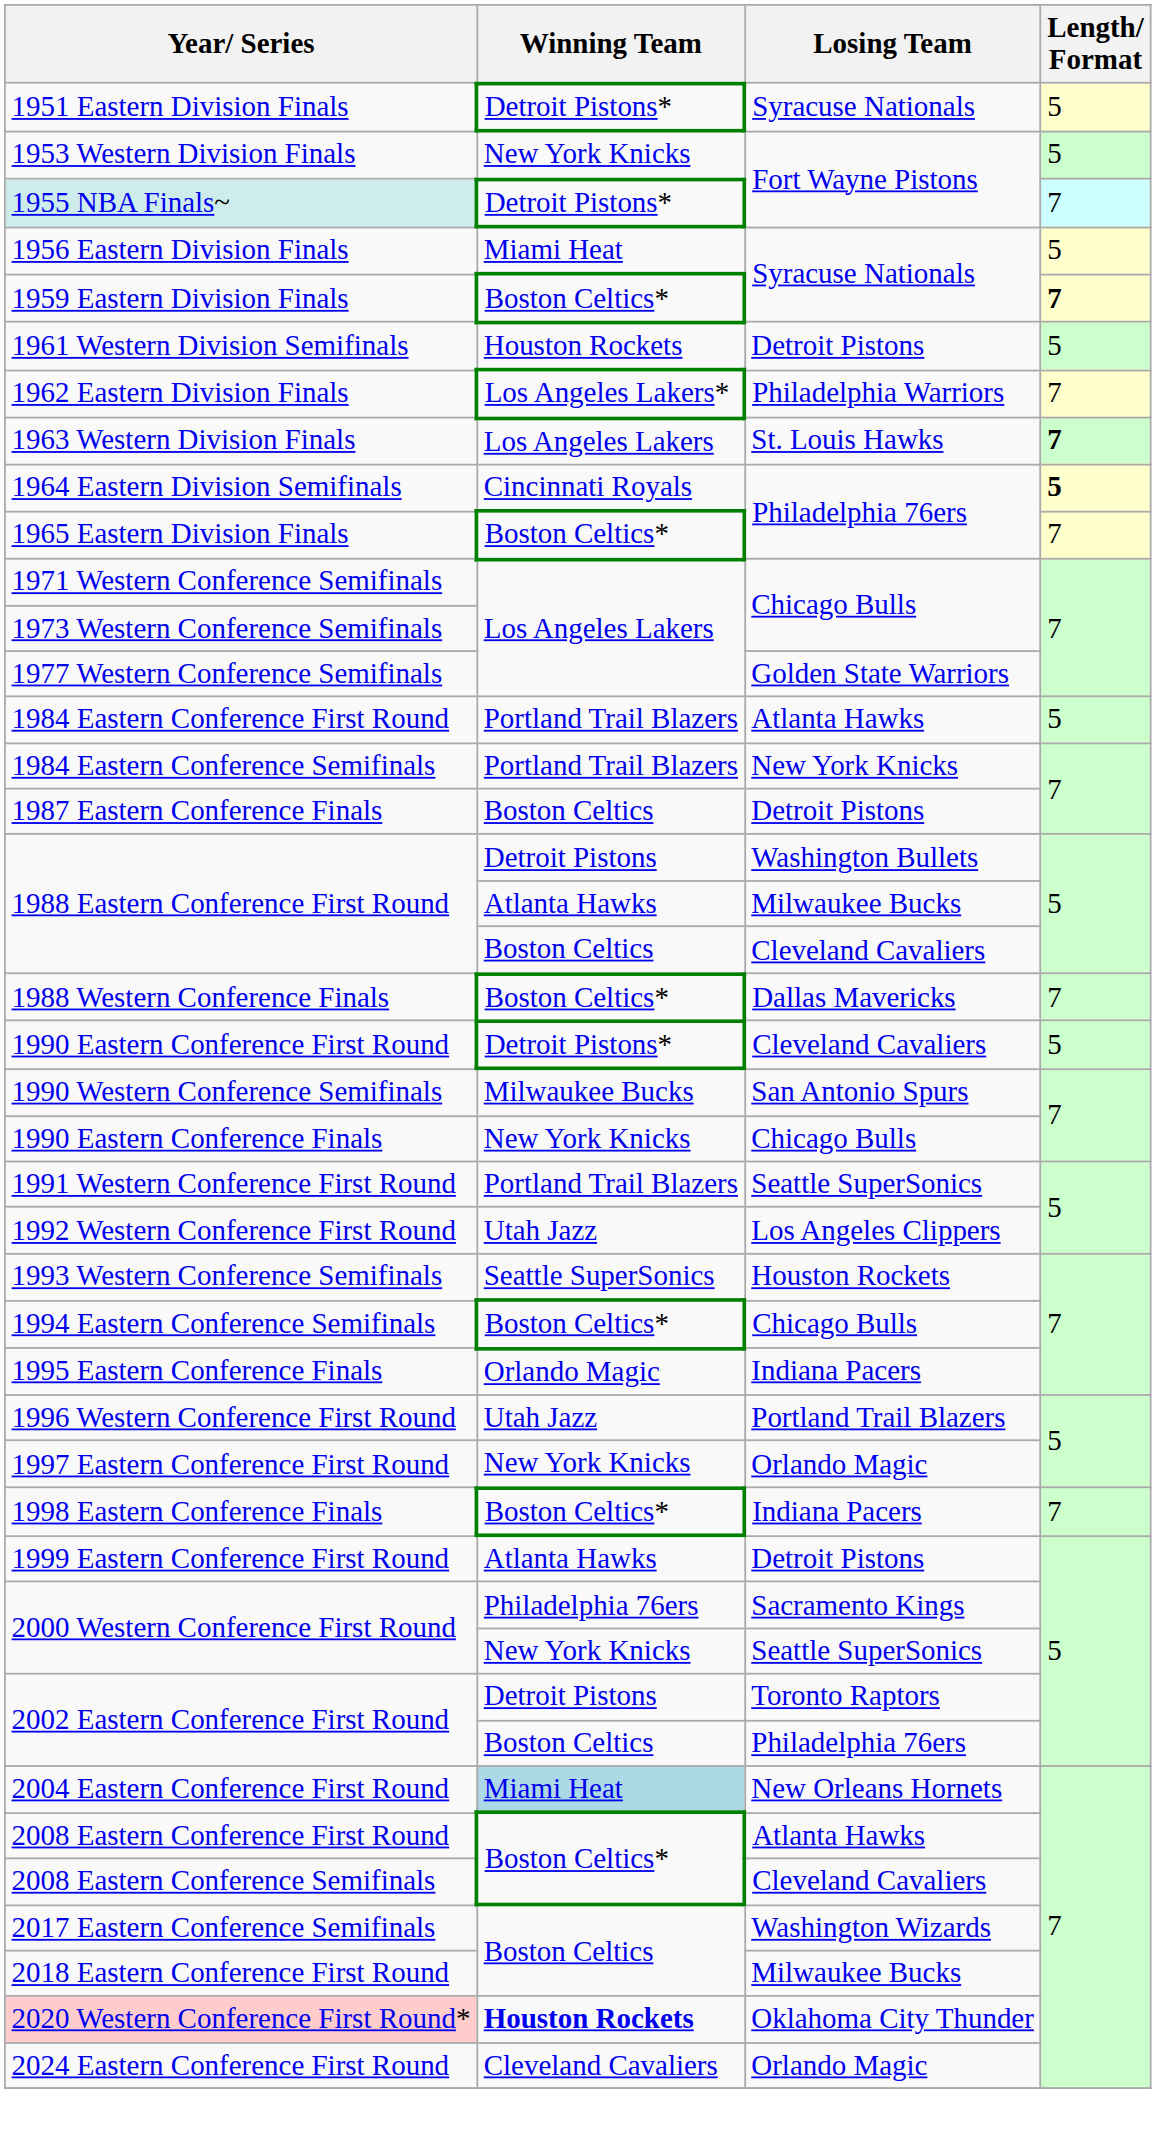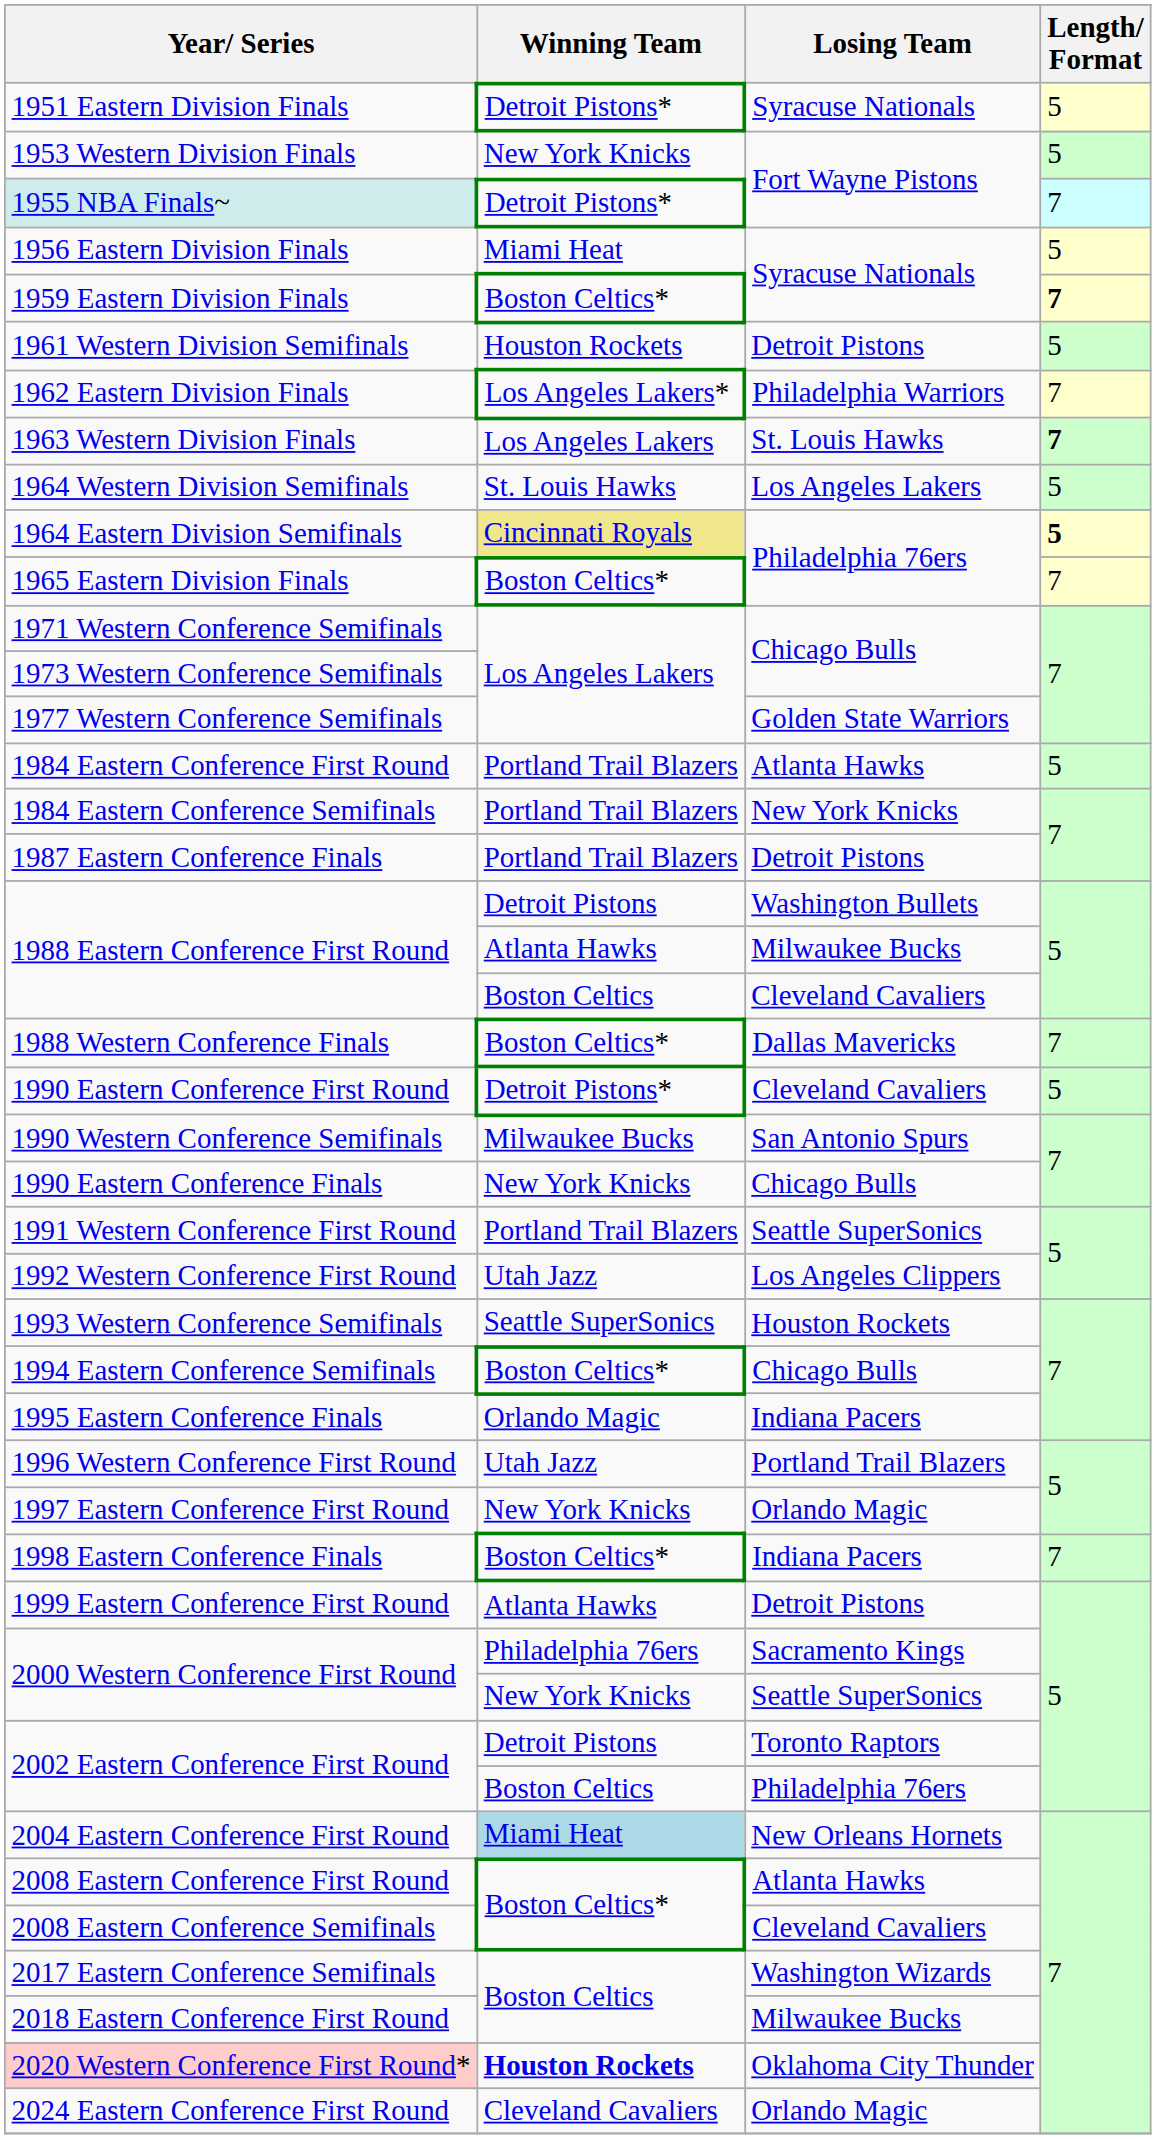+ row: (210, 486)
(588, 486) no background -> (588, 532) khaki background
(569, 811) Boston Celtics -> (611, 857) Portland Trail Blazers
